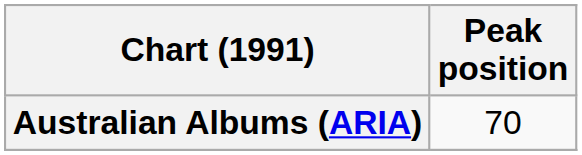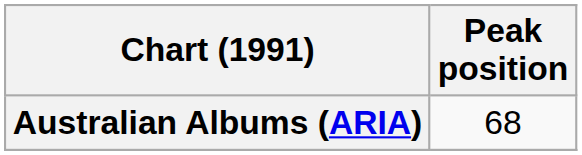(503, 122) 70 -> (503, 122) 68
